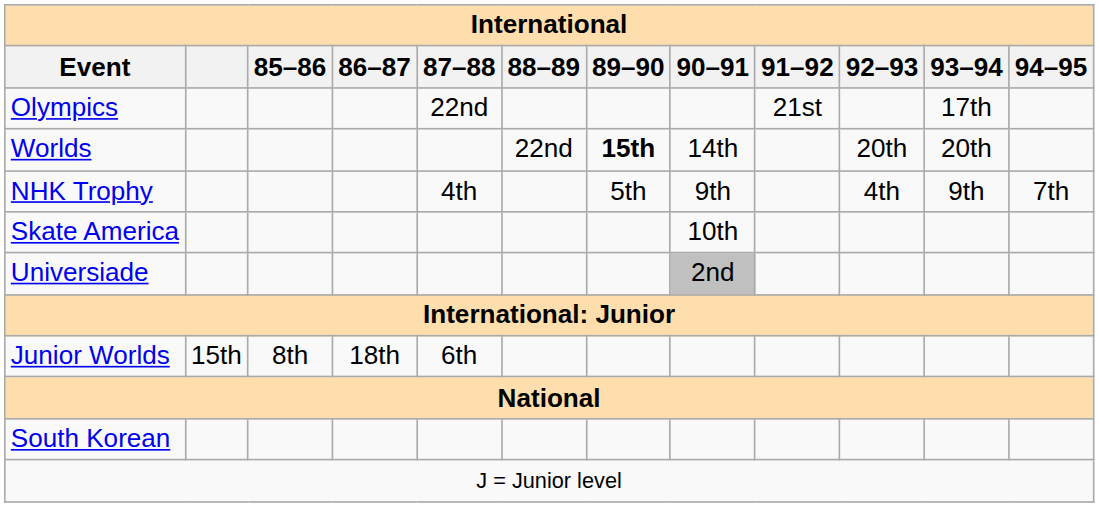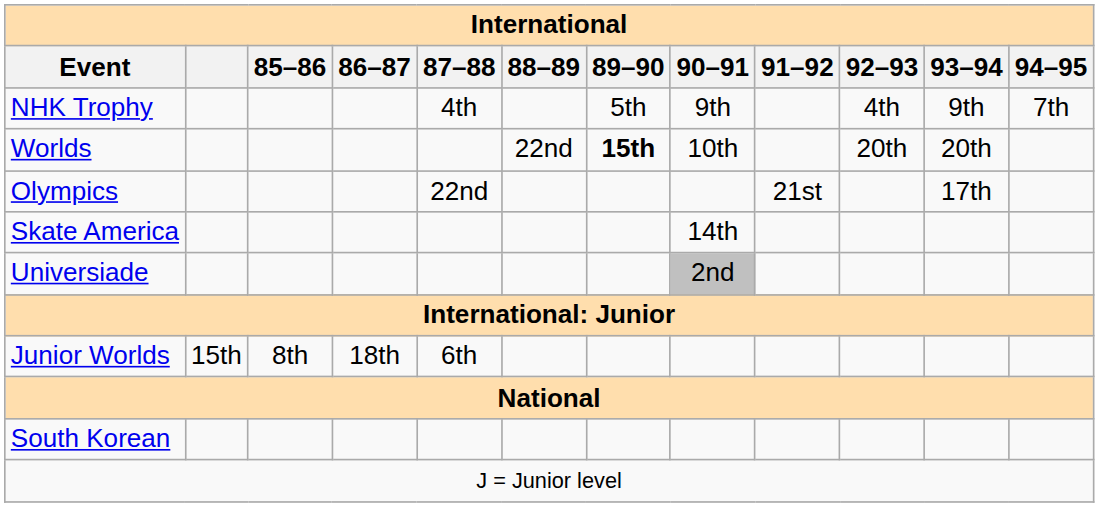rows swapped: (64, 107) <-> (82, 190)
(713, 149) 14th -> (713, 149) 10th
(713, 231) 10th -> (713, 231) 14th
